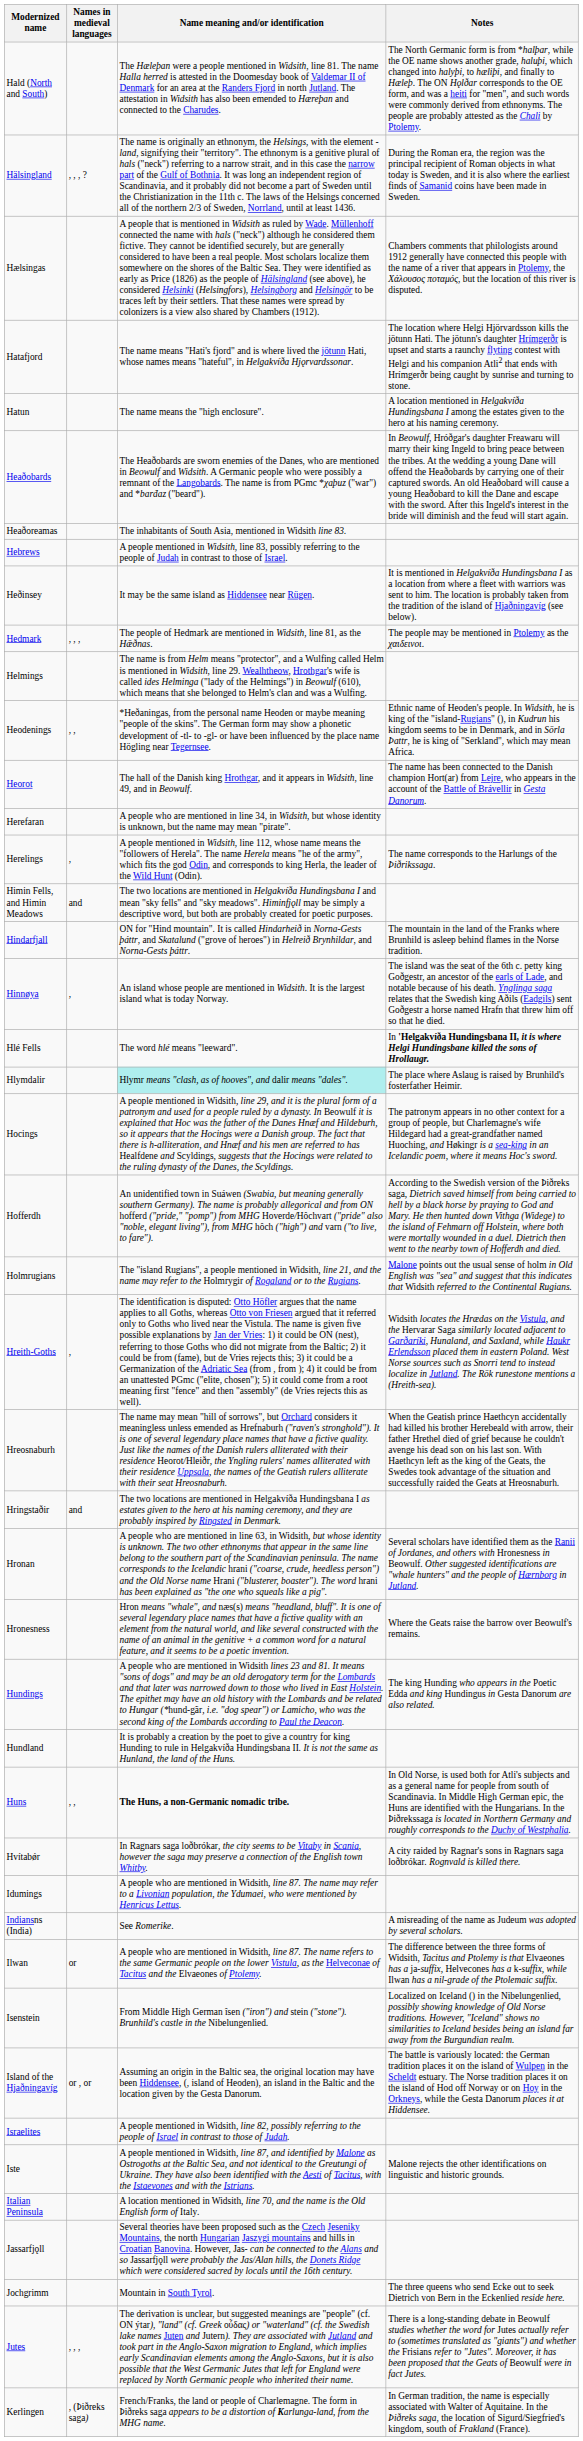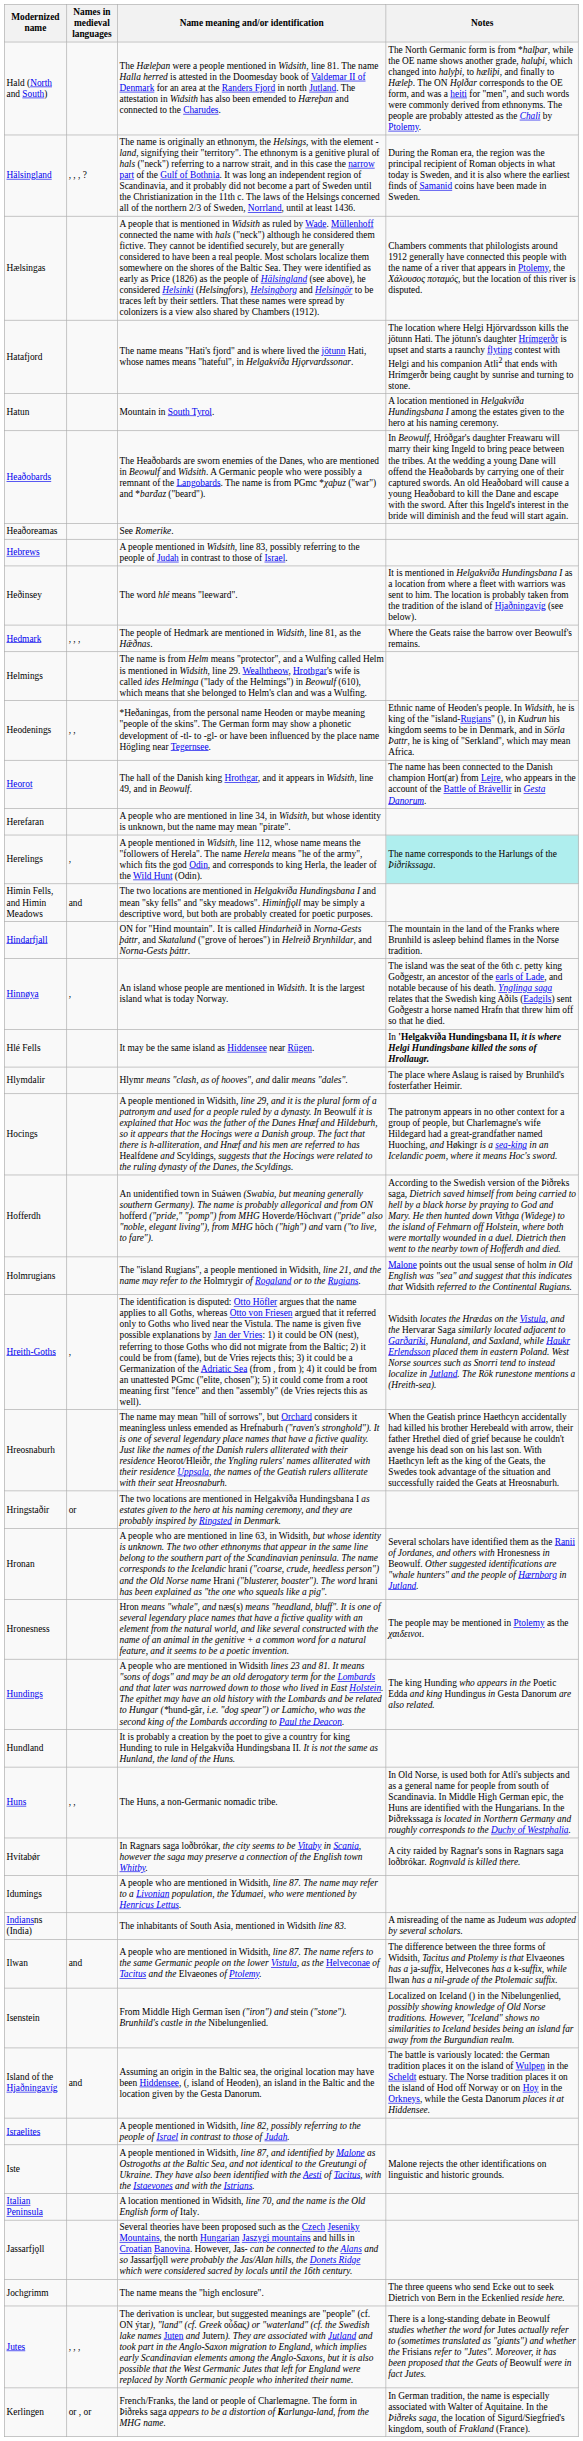(192, 412) The name means the "high enclosure". -> (167, 412) Mountain in South Tyrol.
(233, 531) The inhabitants of South Asia, mentioned in Widsith line 83. -> (147, 531) See Romerike.
(217, 596) It may be the same island as Hiddensee near Rügen. -> (179, 596) The word hlé means "leeward".
(478, 639) The people may be mentioned in Ptolemy as the χαιδεινοι. -> (480, 639) Where the Geats raise the barrow over Beowulf's remains.
(473, 859) no background -> (473, 859) paleturquoise background
(179, 1048) The word hlé means "leeward". -> (217, 1048) It may be the same island as Hiddensee near Rügen.
(234, 1080) paleturquoise background -> (234, 1080) no background
(75, 1510) and -> (73, 1510) or
(480, 1629) Where the Geats raise the barrow over Beowulf's remains. -> (478, 1629) The people may be mentioned in Ptolemy as the χαιδεινοι.
(204, 1803) bold -> (199, 1803) normal
(147, 1926) See Romerike. -> (233, 1926) The inhabitants of South Asia, mentioned in Widsith line 83.
(73, 1964) or -> (75, 1964) and
(80, 2083) or , or -> (75, 2083) and
(167, 2293) Mountain in South Tyrol. -> (192, 2293) The name means the "high enclosure".
(87, 2412) , (Þiðreks saga) -> (80, 2412) or , or
